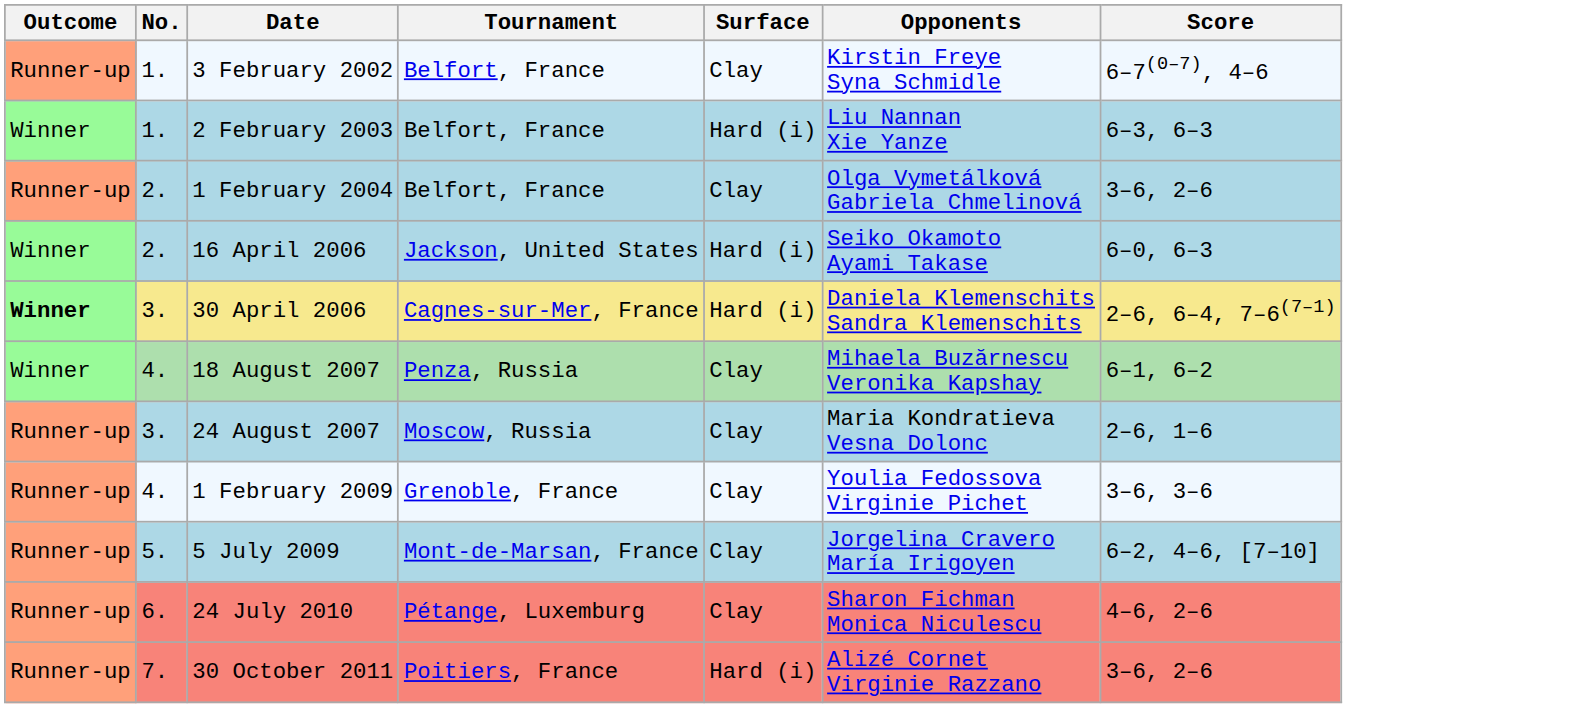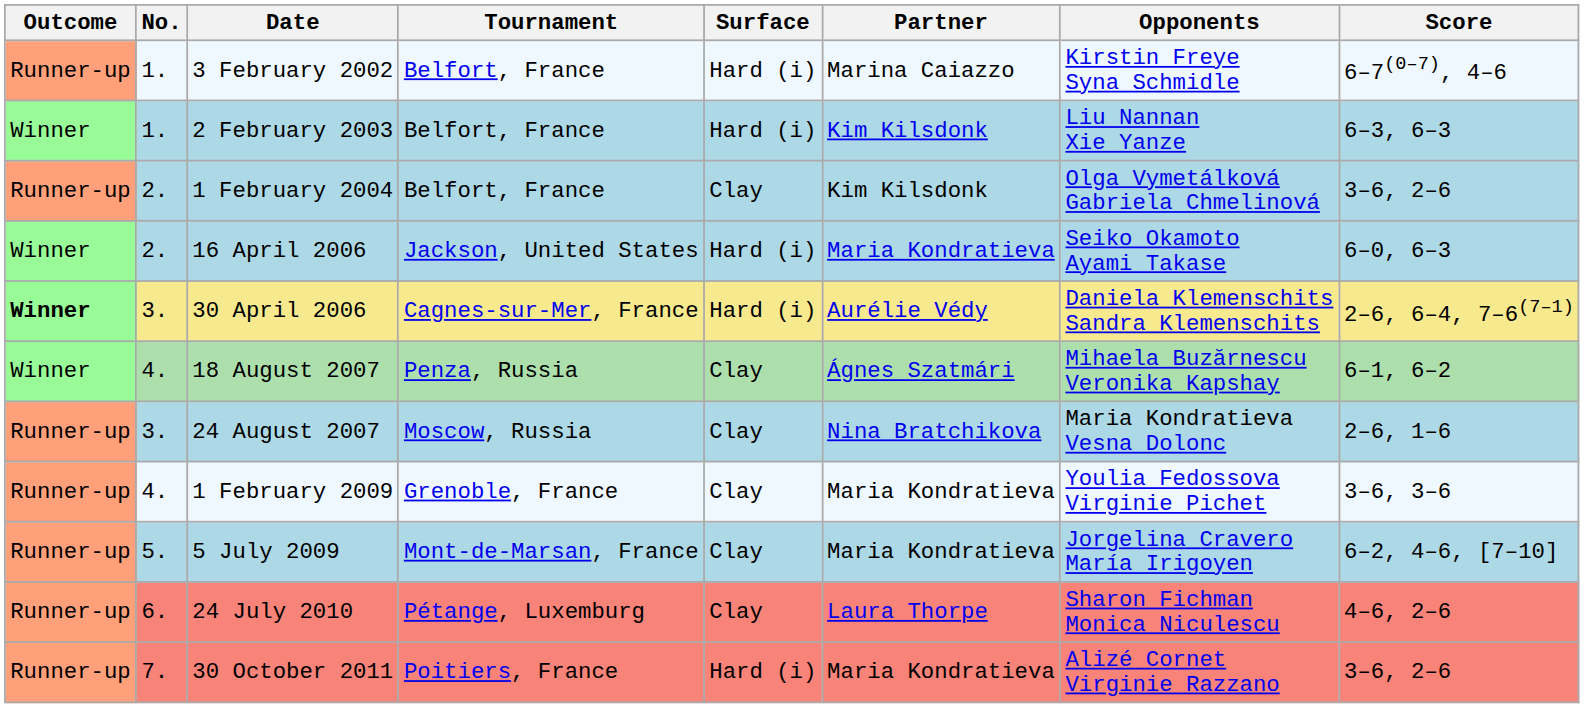+ column: (941, 22)
(736, 70) Clay -> (763, 70) Hard (i)
